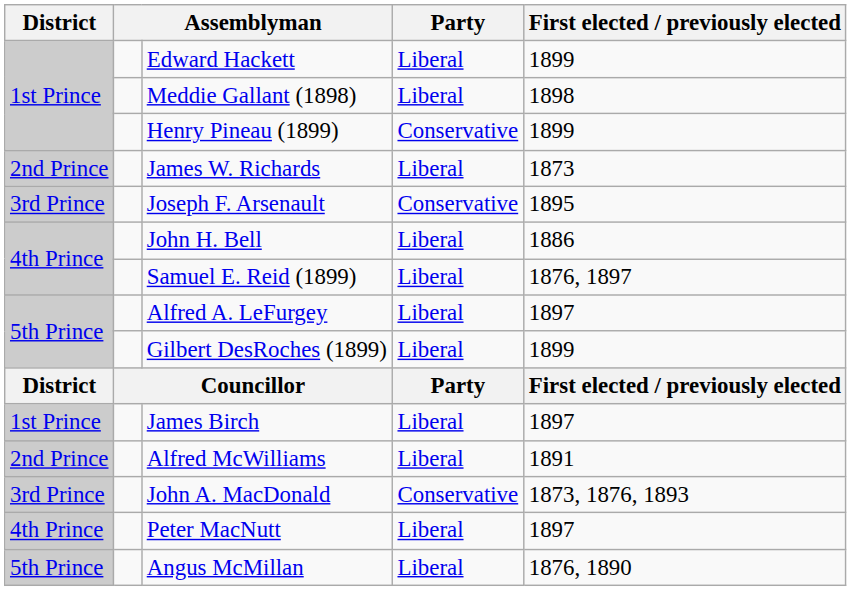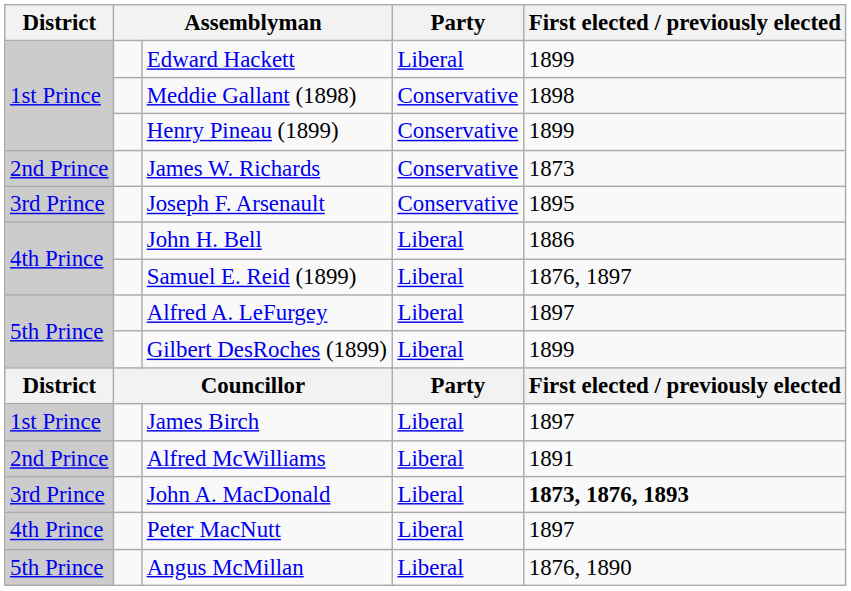(431, 95) Liberal -> (458, 95) Conservative
(431, 167) Liberal -> (458, 167) Conservative
(458, 494) Conservative -> (431, 494) Liberal
(609, 494) normal -> (609, 494) bold
